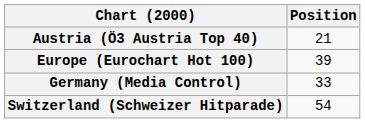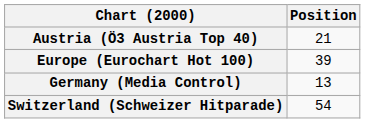(323, 84) 33 -> (323, 84) 13
